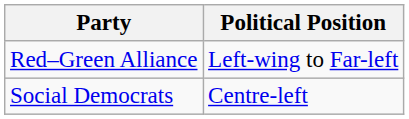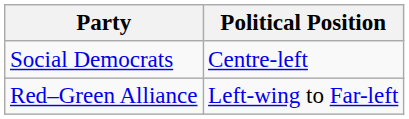rows swapped: (92, 95) <-> (104, 59)
